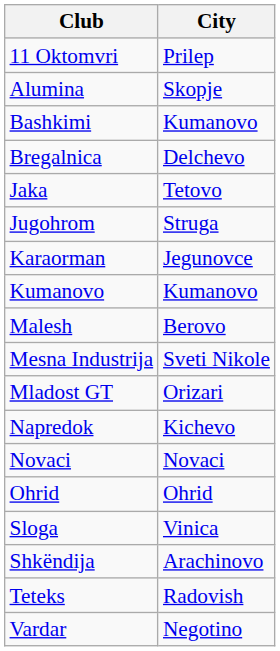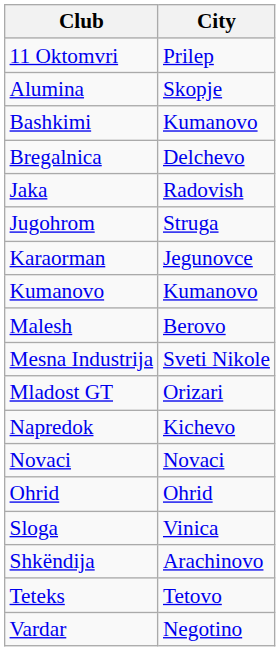(192, 190) Tetovo -> (203, 190) Radovish
(203, 595) Radovish -> (192, 595) Tetovo
